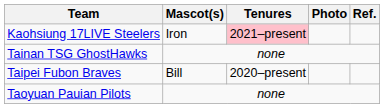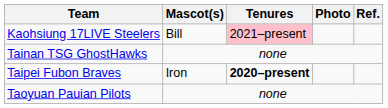(176, 34) Iron -> (174, 34) Bill
(174, 73) Bill -> (176, 73) Iron
(268, 73) normal -> (270, 73) bold
